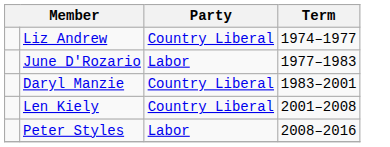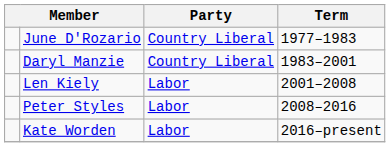- row: (65, 39)
(169, 62) Labor -> (211, 39) Country Liberal
(211, 108) Country Liberal -> (169, 85) Labor
+ row: (69, 130)
